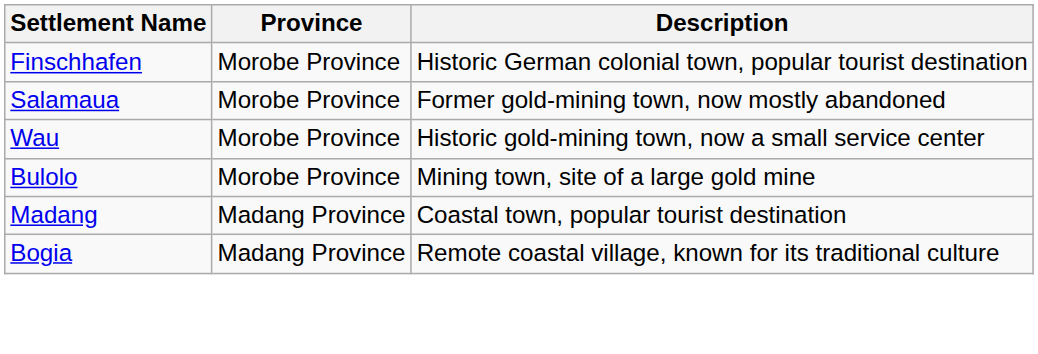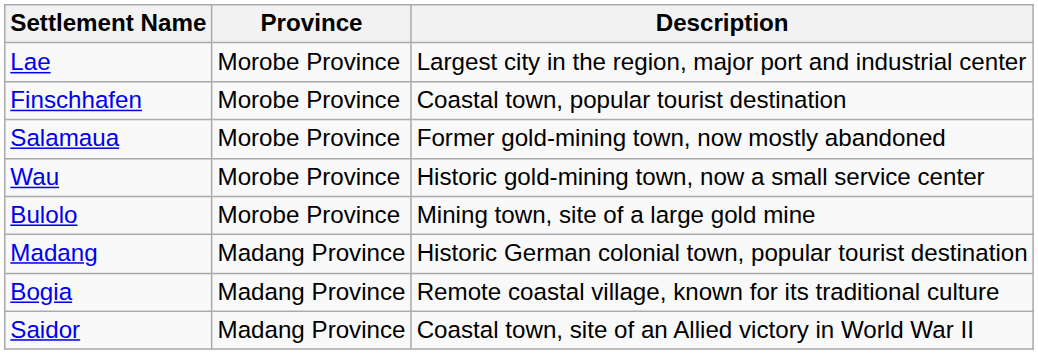+ row: (30, 61)
(722, 61) Historic German colonial town, popular tourist destination -> (632, 100) Coastal town, popular tourist destination
(632, 215) Coastal town, popular tourist destination -> (722, 253) Historic German colonial town, popular tourist destination
+ row: (45, 330)
